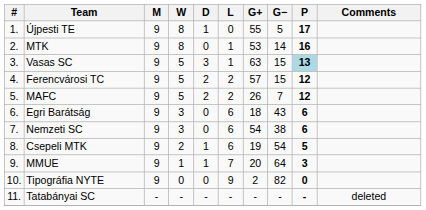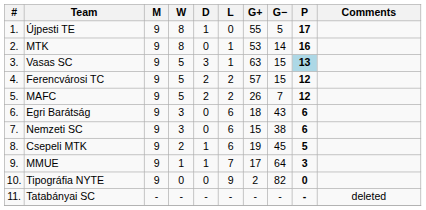(255, 130) 54 -> (255, 130) 15
(280, 146) 54 -> (280, 146) 45
(255, 163) 20 -> (255, 163) 17
